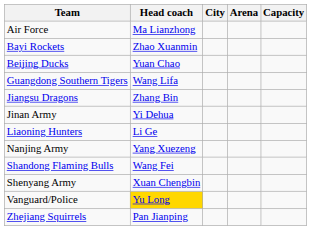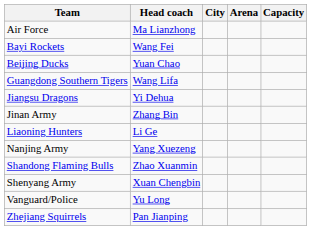(165, 47) Zhao Xuanmin -> (153, 47) Wang Fei
(155, 98) Zhang Bin -> (153, 98) Yi Dehua
(153, 115) Yi Dehua -> (155, 115) Zhang Bin
(153, 166) Wang Fei -> (165, 166) Zhao Xuanmin
(151, 200) gold background -> (151, 200) no background
